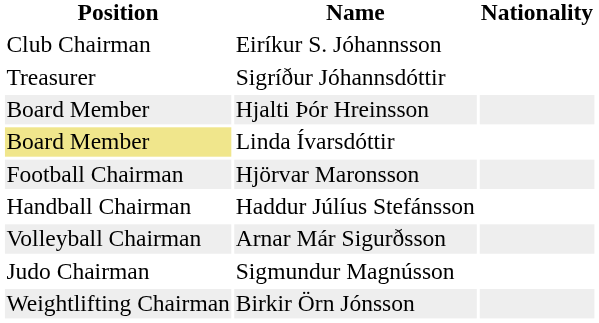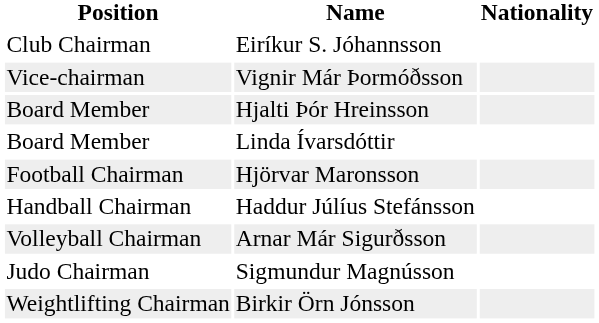+ row: (349, 77)
- row: (341, 77)
(78, 141) khaki background -> (78, 141) no background
